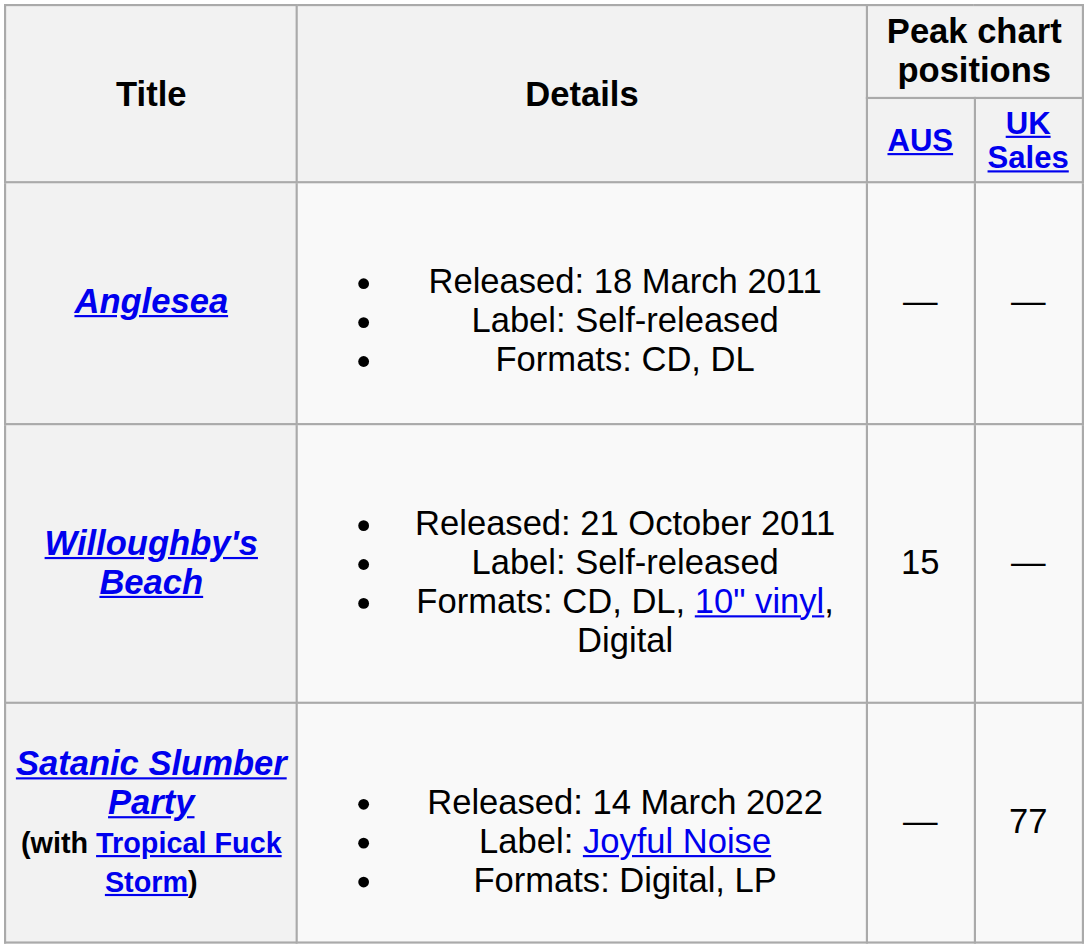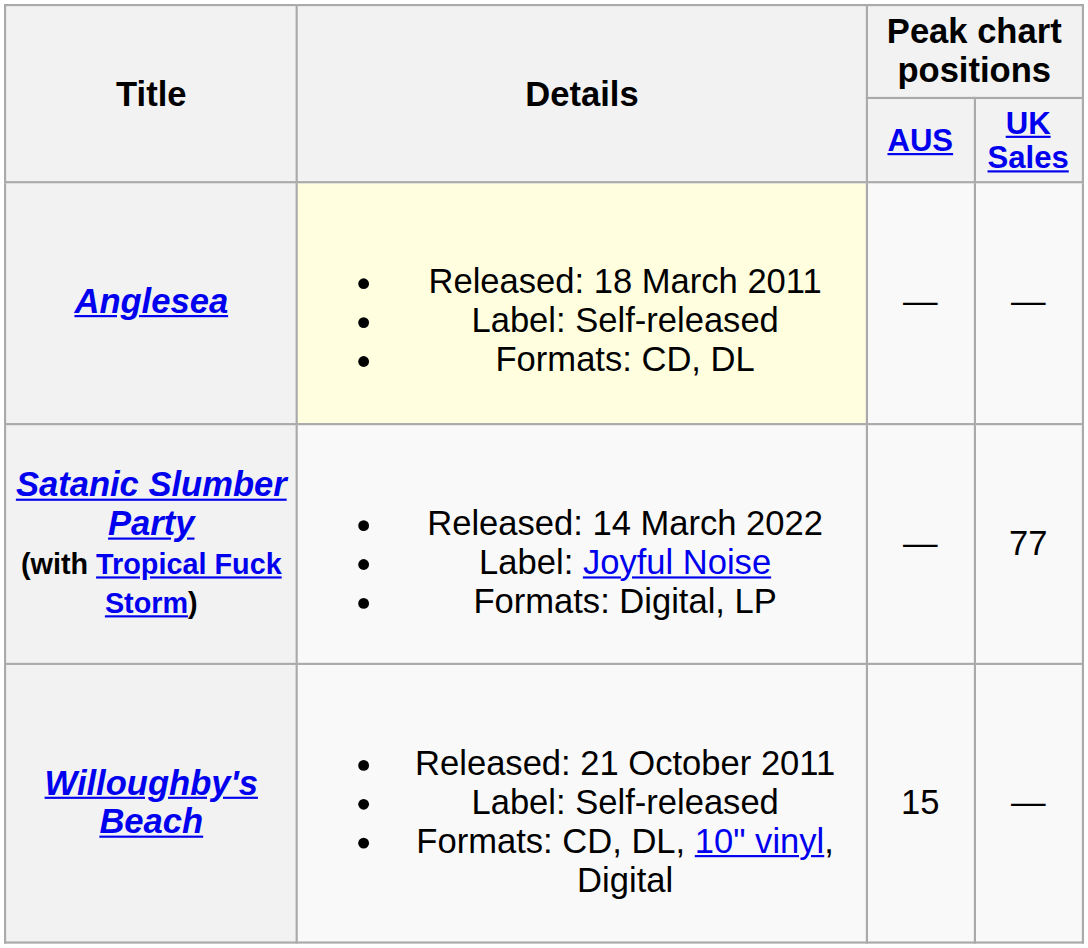(582, 322) no background -> (582, 322) lightyellow background
rows swapped: (151, 562) <-> (151, 822)
